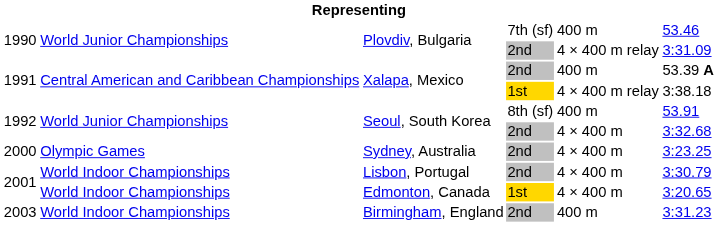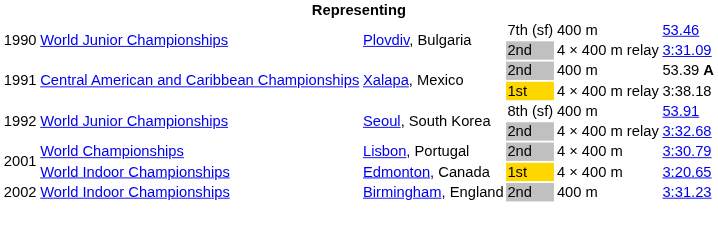(590, 131) 4 × 400 m -> (608, 131) 4 × 400 m relay
- row: (419, 151)
(135, 172) World Indoor Championships -> (112, 151) World Championships
(20, 212) 2003 -> (20, 192) 2002
